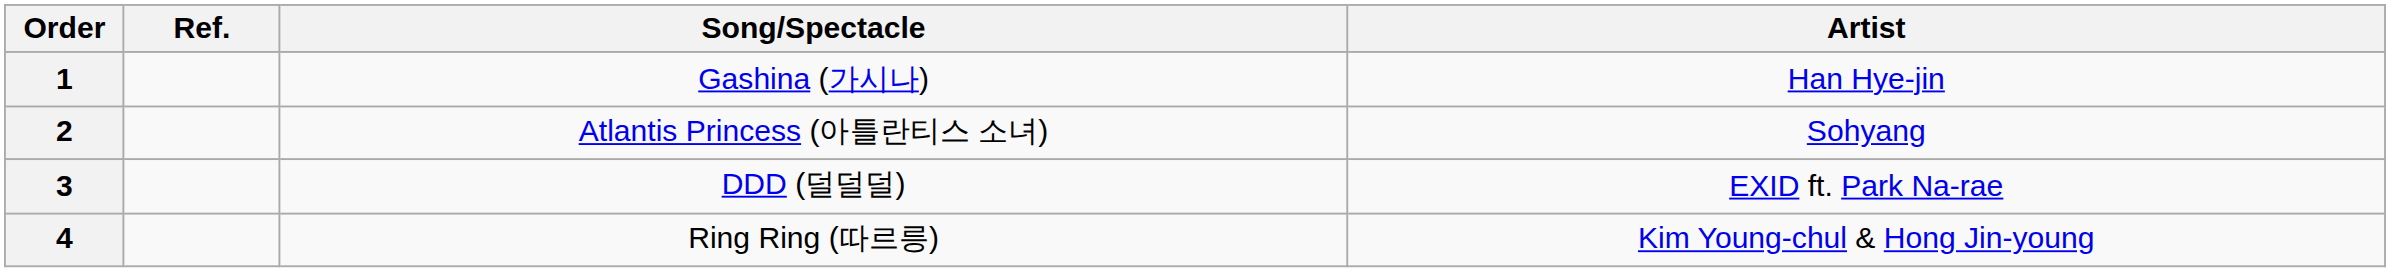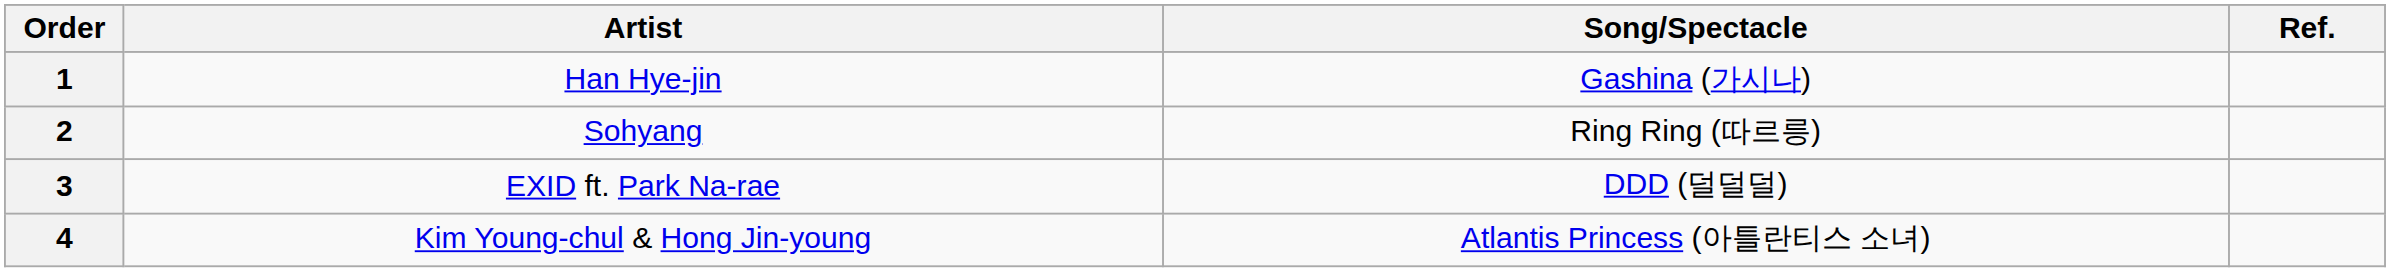columns swapped: (1866, 28) <-> (202, 28)
(814, 131) Atlantis Princess (아틀란티스 소녀) -> (1696, 131) Ring Ring (따르릉)
(814, 237) Ring Ring (따르릉) -> (1696, 237) Atlantis Princess (아틀란티스 소녀)
